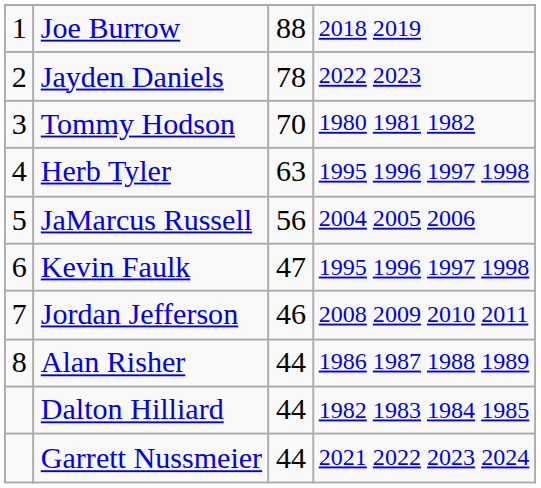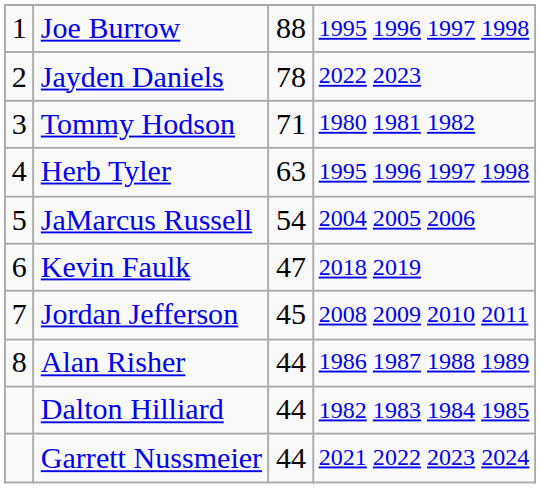(370, 28) 2018 2019 -> (424, 28) 1995 1996 1997 1998
(291, 123) 70 -> (291, 123) 71
(291, 219) 56 -> (291, 219) 54
(424, 266) 1995 1996 1997 1998 -> (370, 266) 2018 2019
(291, 314) 46 -> (291, 314) 45
